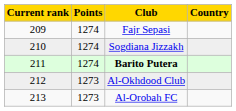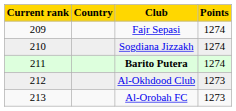columns swapped: (209, 13) <-> (88, 13)
